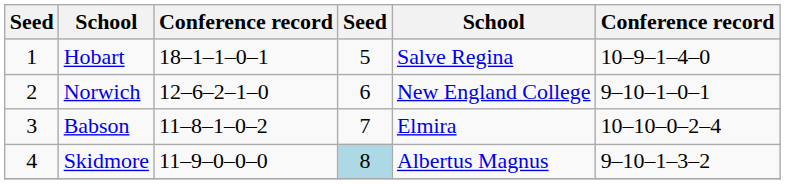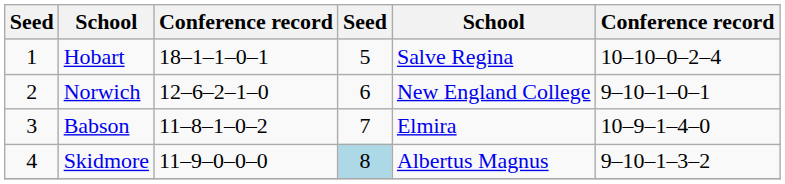(655, 56) 10–9–1–4–0 -> (661, 56) 10–10–0–2–4
(661, 126) 10–10–0–2–4 -> (655, 126) 10–9–1–4–0
